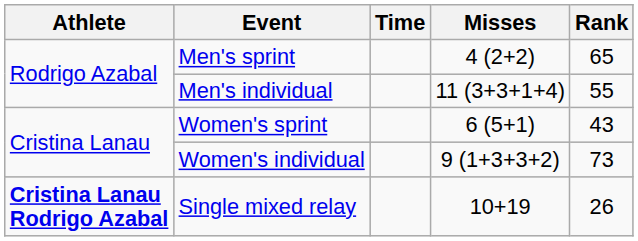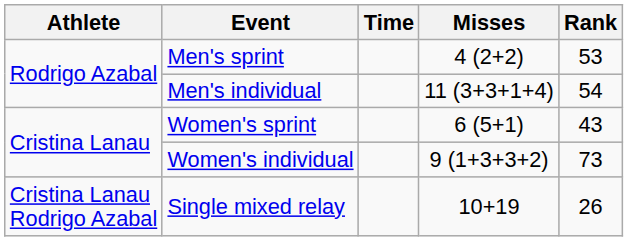(602, 57) 65 -> (591, 57) 53
(602, 91) 55 -> (591, 91) 54
(89, 206) bold -> (84, 206) normal
